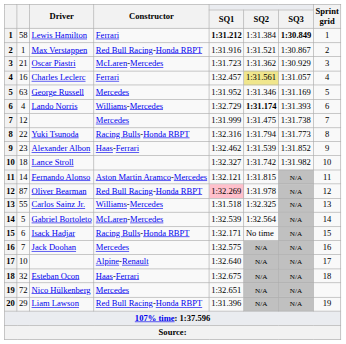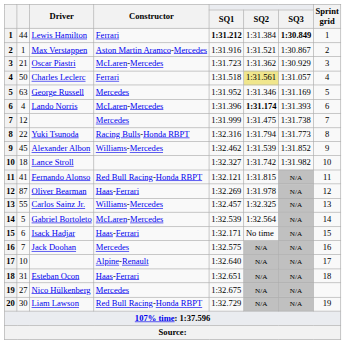(23, 35) 58 -> (23, 35) 44
(149, 49) Red Bull Racing-Honda RBPT -> (151, 49) Aston Martin Aramco-Mercedes
(23, 77) 16 -> (23, 77) 50
(226, 77) 1:32.457 -> (226, 77) 1:31.518
(129, 106) Williams-Mercedes -> (130, 106) McLaren-Mercedes
(226, 106) 1:32.729 -> (226, 106) 1:31.396
(23, 148) 23 -> (23, 148) 45
(117, 148) Haas-Ferrari -> (129, 148) Williams-Mercedes
(23, 176) 14 -> (23, 176) 41
(151, 176) Aston Martin Aramco-Mercedes -> (149, 176) Red Bull Racing-Honda RBPT
(149, 190) Red Bull Racing-Honda RBPT -> (117, 190) Haas-Ferrari
(226, 190) pink background -> (226, 190) no background
(226, 205) 1:31.518 -> (226, 205) 1:32.457
(143, 233) Racing Bulls-Honda RBPT -> (117, 233) Haas-Ferrari
(23, 275) 32 -> (23, 275) 31
(226, 275) 1:32.675 -> (226, 275) 1:32.651
(23, 289) 72 -> (23, 289) 27
(226, 289) 1:32.651 -> (226, 289) 1:32.675
(23, 303) 29 -> (23, 303) 30
(226, 303) 1:31.396 -> (226, 303) 1:32.729
